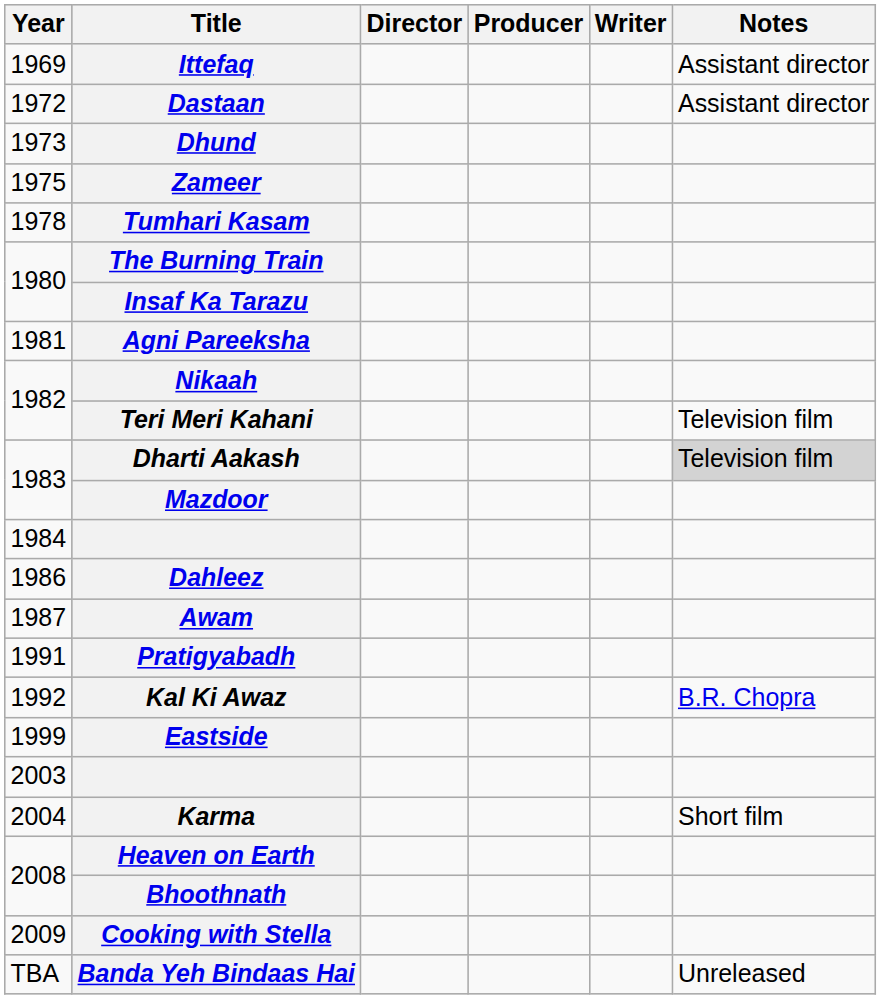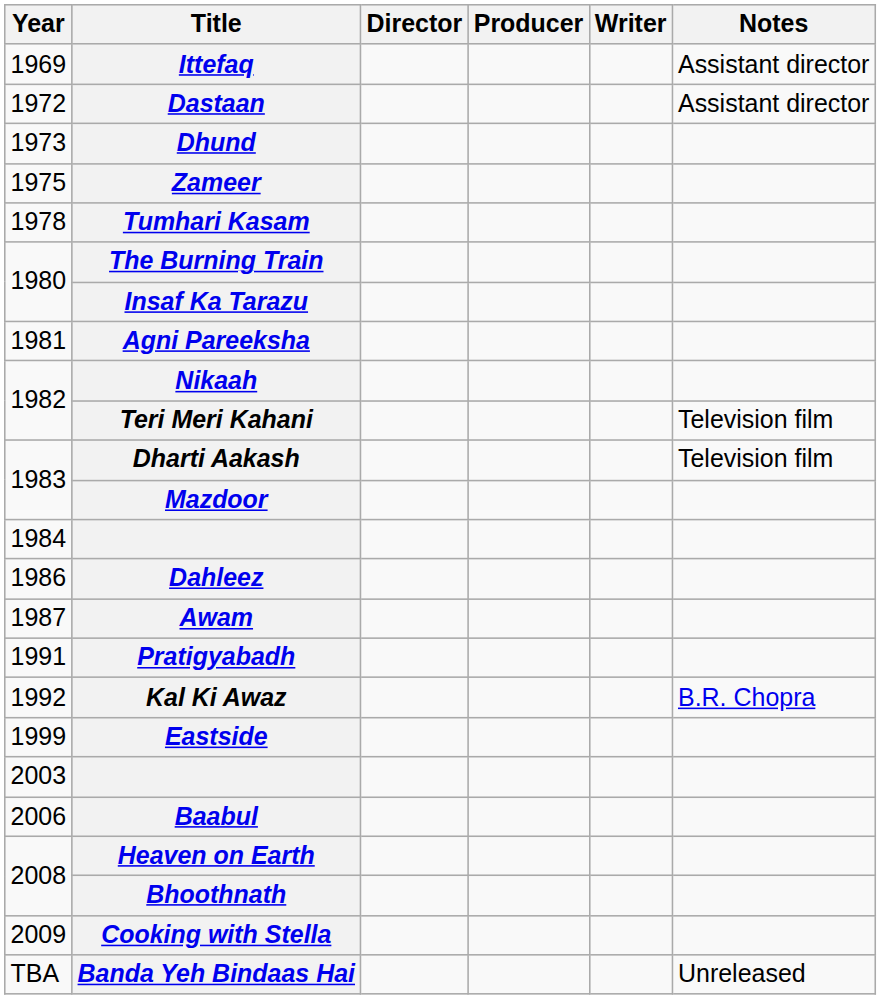(756, 459) lightgrey background -> (756, 459) no background
- row: (38, 815)
+ row: (38, 815)
